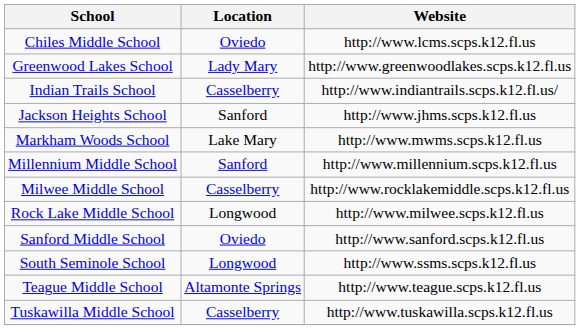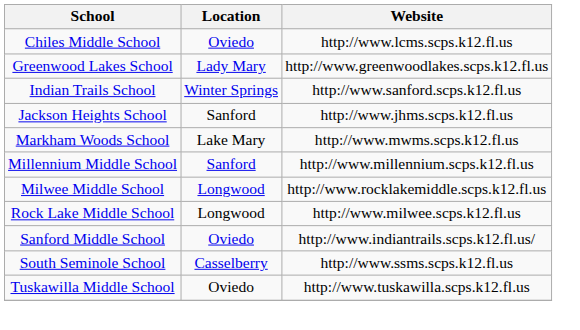(243, 90) Casselberry -> (231, 90) Winter Springs
(440, 90) http://www.indiantrails.scps.k12.fl.us/ -> (417, 90) http://www.sanford.scps.k12.fl.us
(243, 189) Casselberry -> (231, 189) Longwood
(440, 238) http://www.sanford.scps.k12.fl.us -> (417, 238) http://www.indiantrails.scps.k12.fl.us/
(243, 262) Longwood -> (231, 262) Casselberry
- row: (93, 287)
(243, 312) Casselberry -> (231, 287) Oviedo
